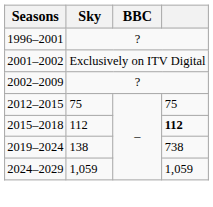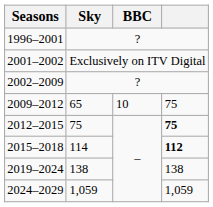+ row: (35, 104)
(171, 104) normal -> (171, 125) bold
(79, 125) 112 -> (79, 147) 114
(174, 147) 738 -> (174, 168) 138
